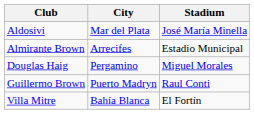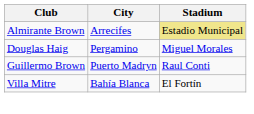- row: (26, 30)
(202, 48) no background -> (202, 30) khaki background
